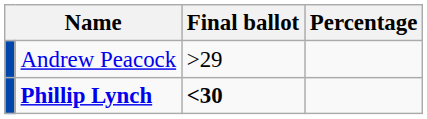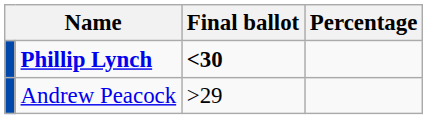rows swapped: (86, 95) <-> (98, 58)
